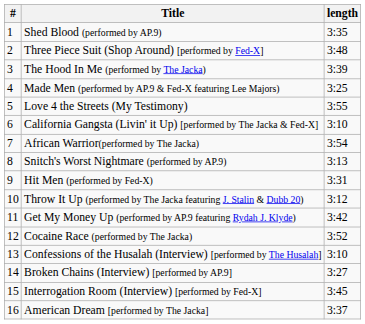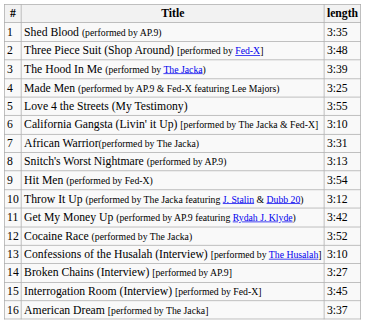(337, 143) 3:54 -> (337, 143) 3:31
(337, 180) 3:31 -> (337, 180) 3:54
